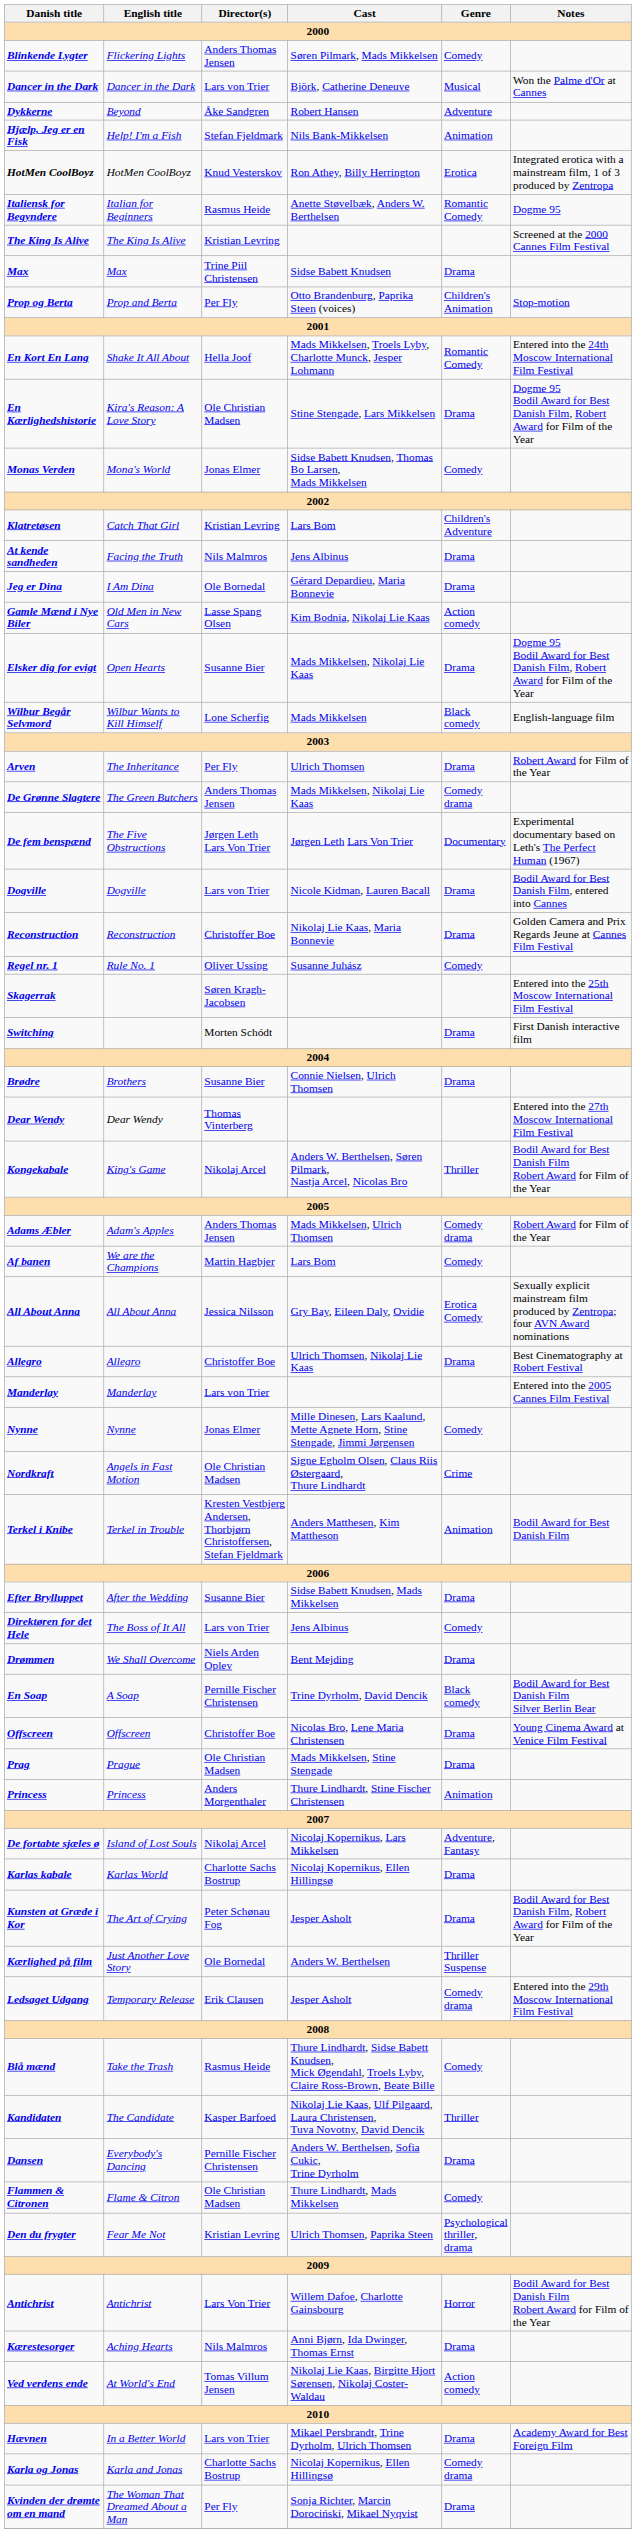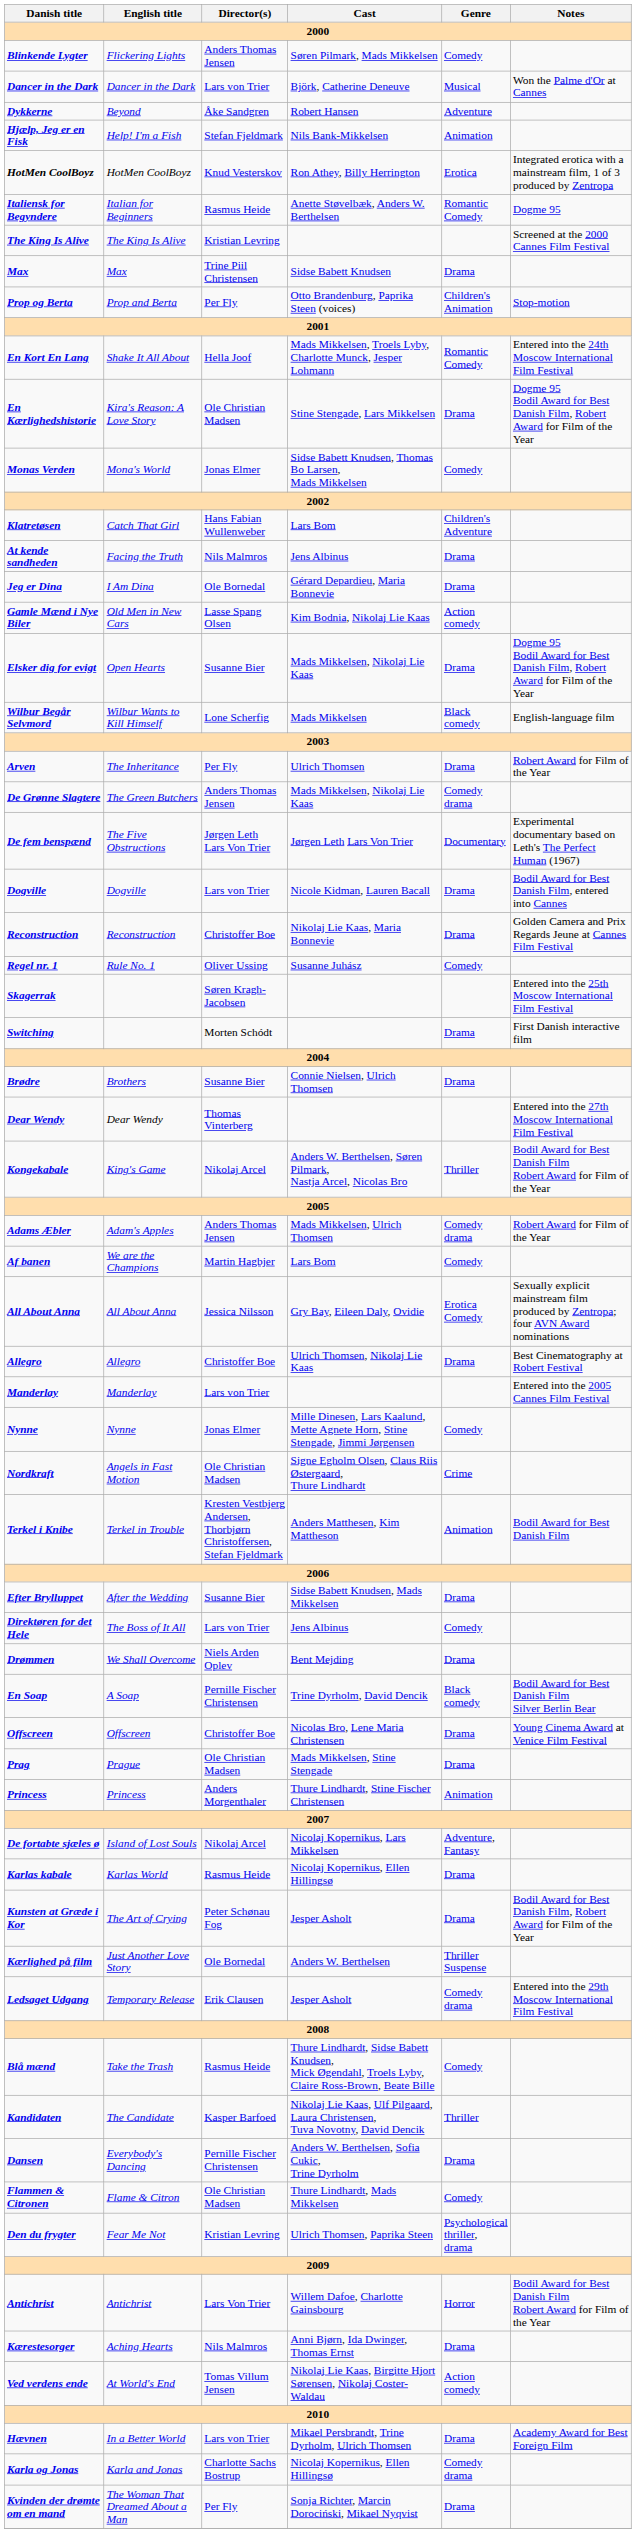(242, 525) Kristian Levring -> (235, 525) Hans Fabian Wullenweber
(240, 1874) Charlotte Sachs Bostrup -> (237, 1874) Rasmus Heide
